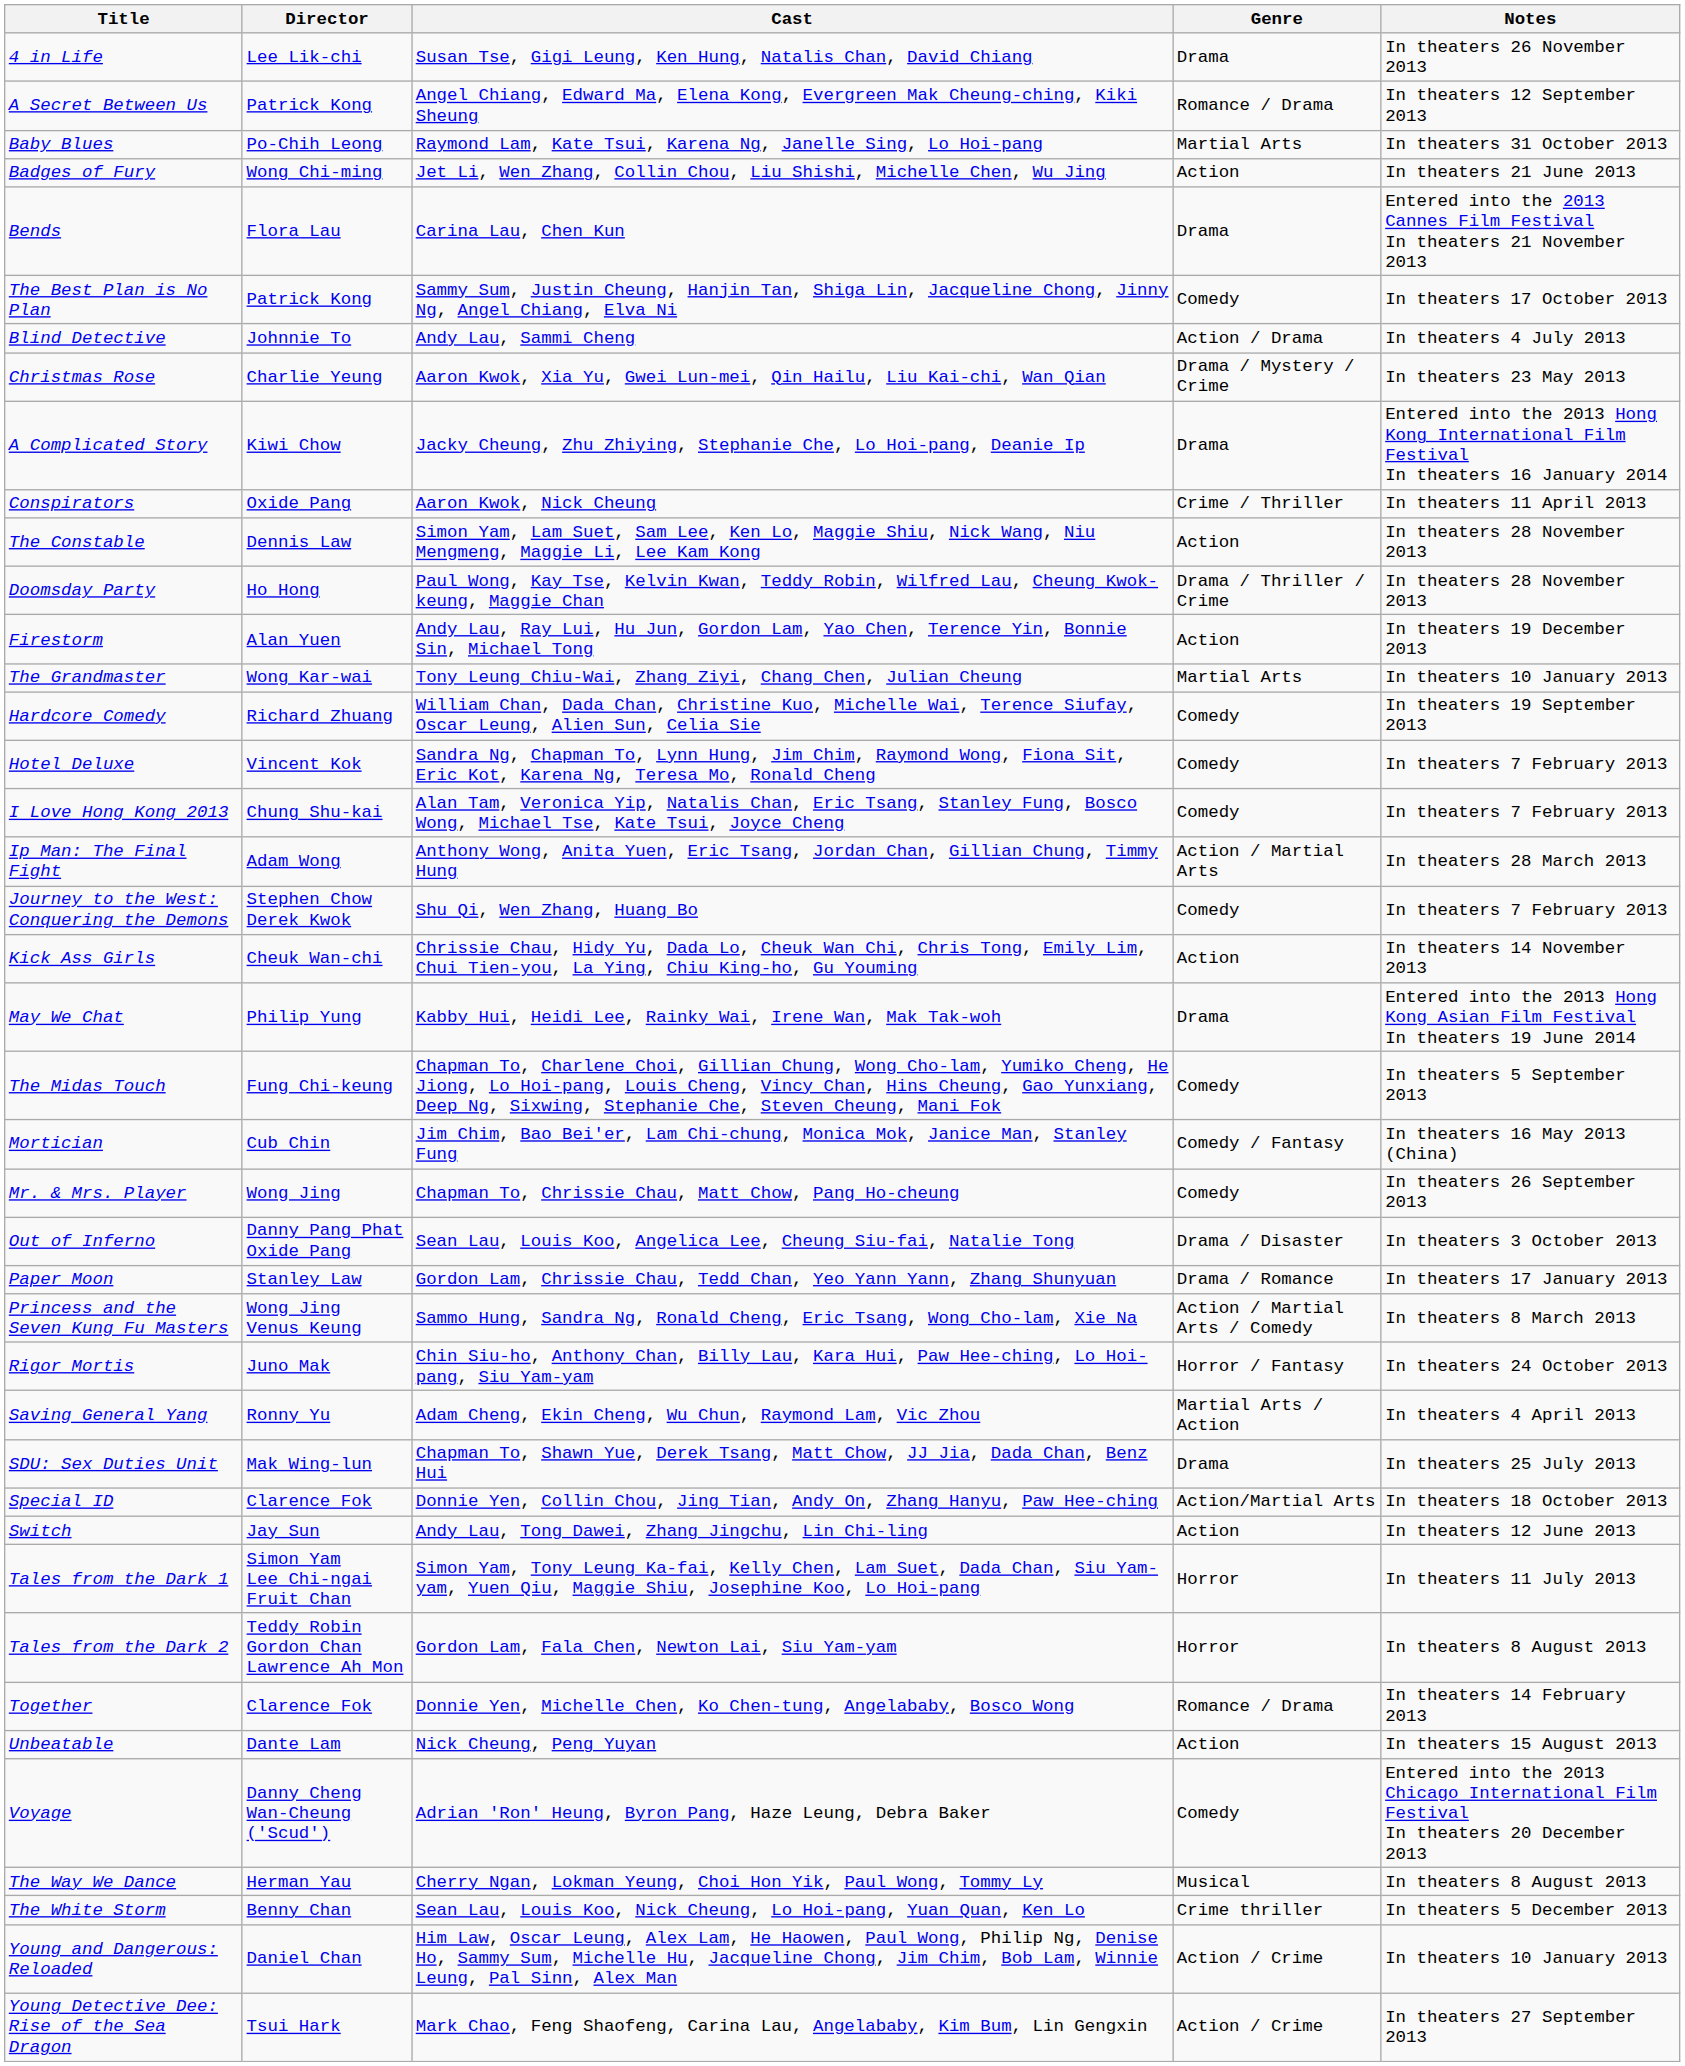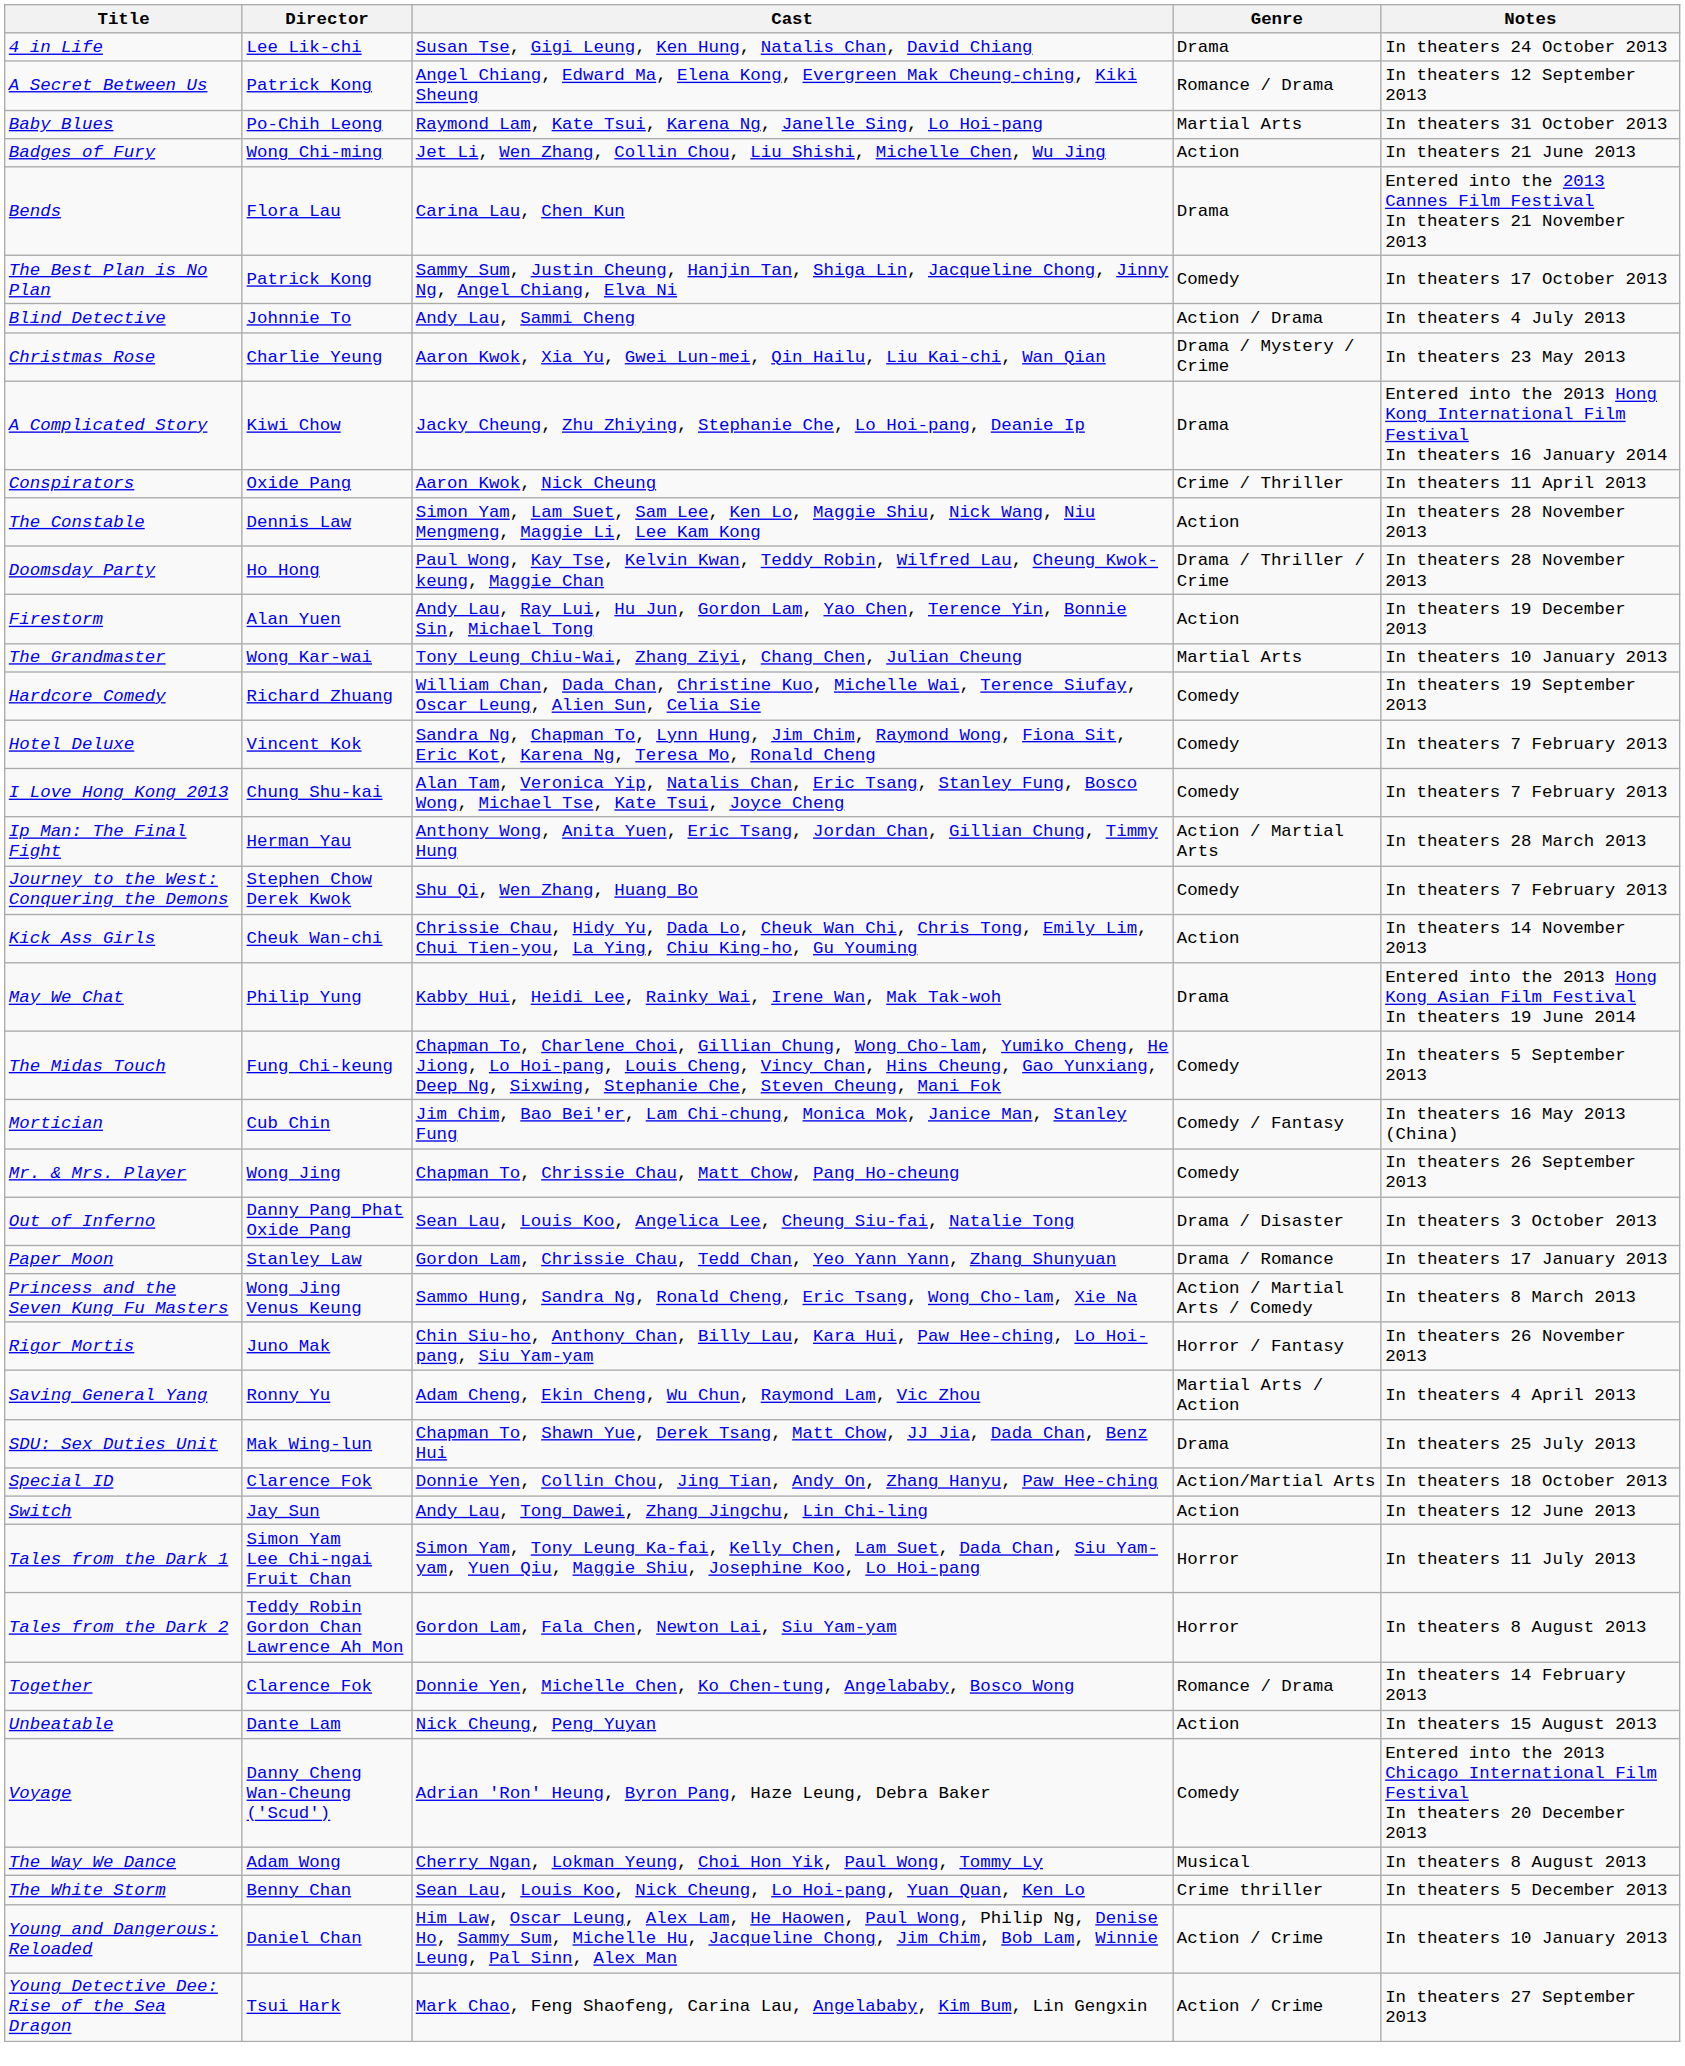(1505, 57) In theaters 26 November 2013 -> (1526, 47) In theaters 24 October 2013
(294, 862) Adam Wong -> (299, 841) Herman Yau
(1526, 1367) In theaters 24 October 2013 -> (1505, 1346) In theaters 26 November 2013
(299, 1882) Herman Yau -> (294, 1862) Adam Wong
